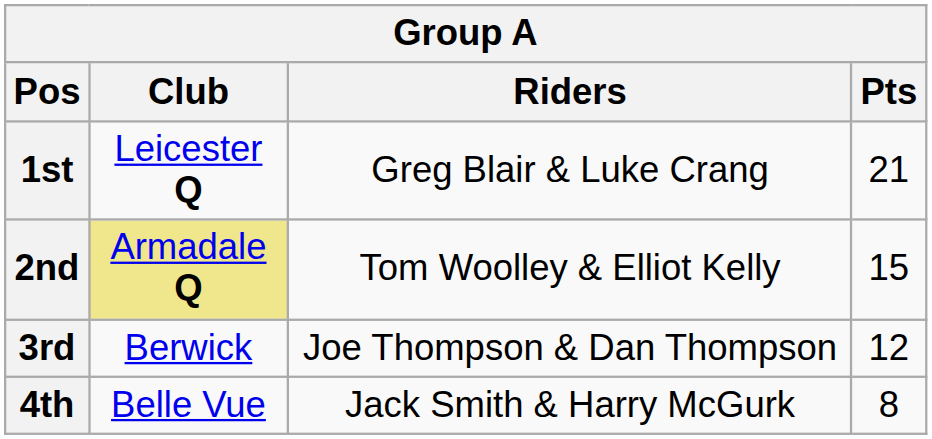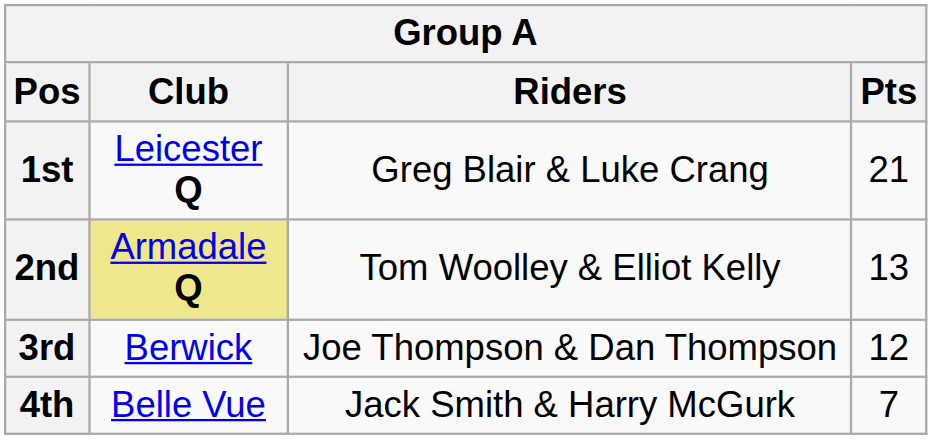(889, 268) 15 -> (889, 268) 13
(889, 404) 8 -> (889, 404) 7
